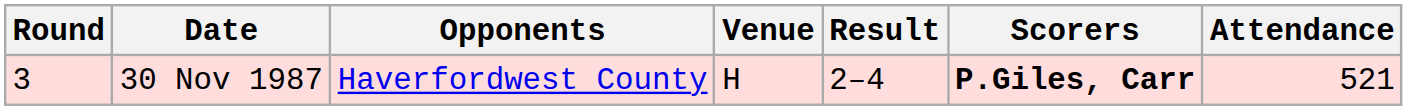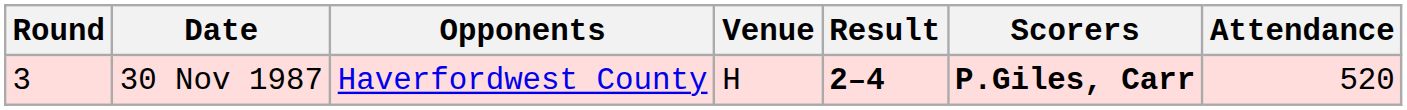(857, 81) normal -> (857, 81) bold
(1367, 81) 521 -> (1367, 81) 520
